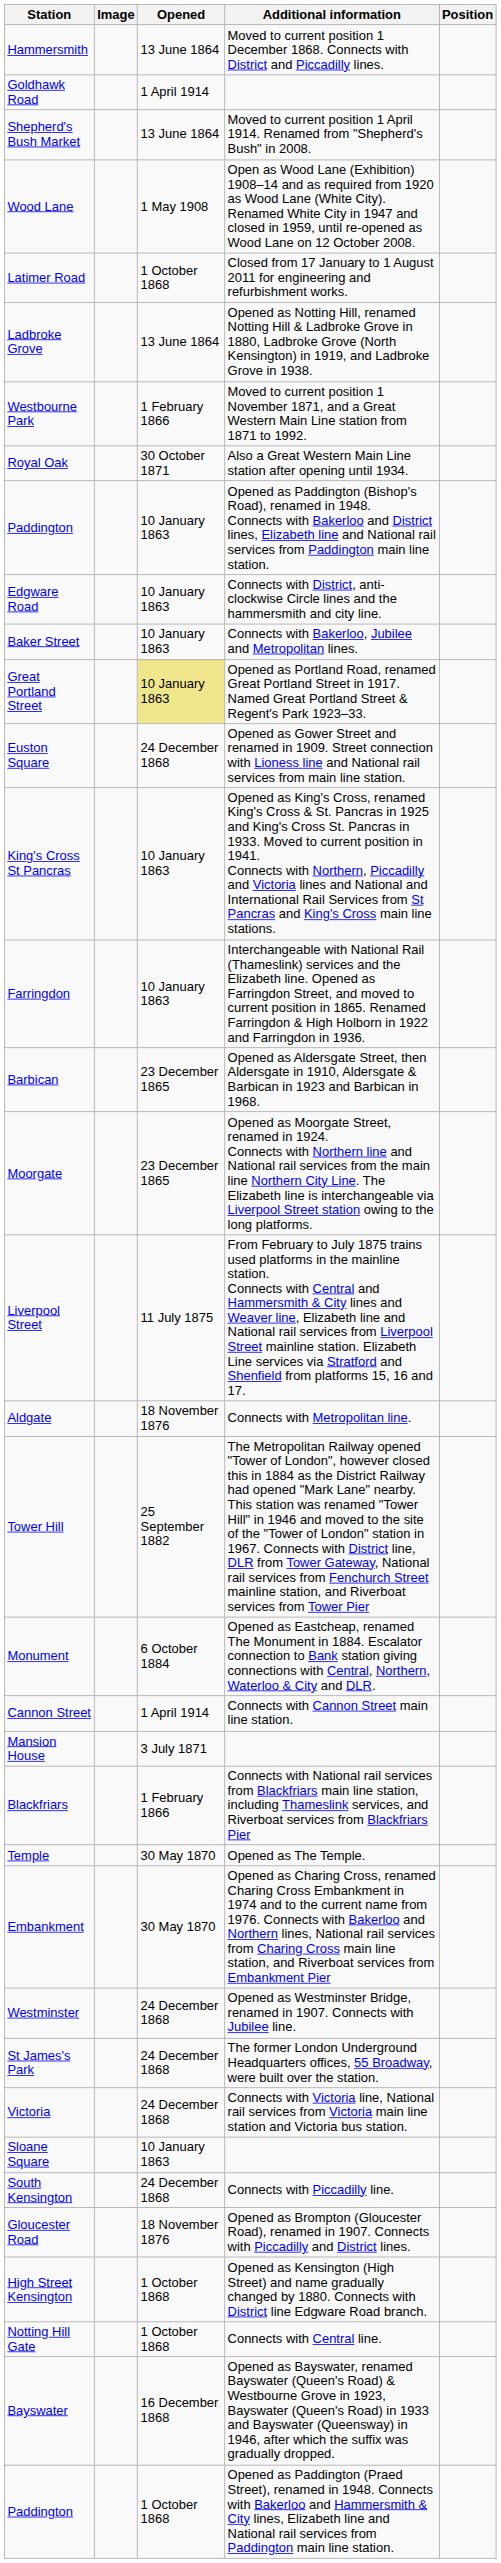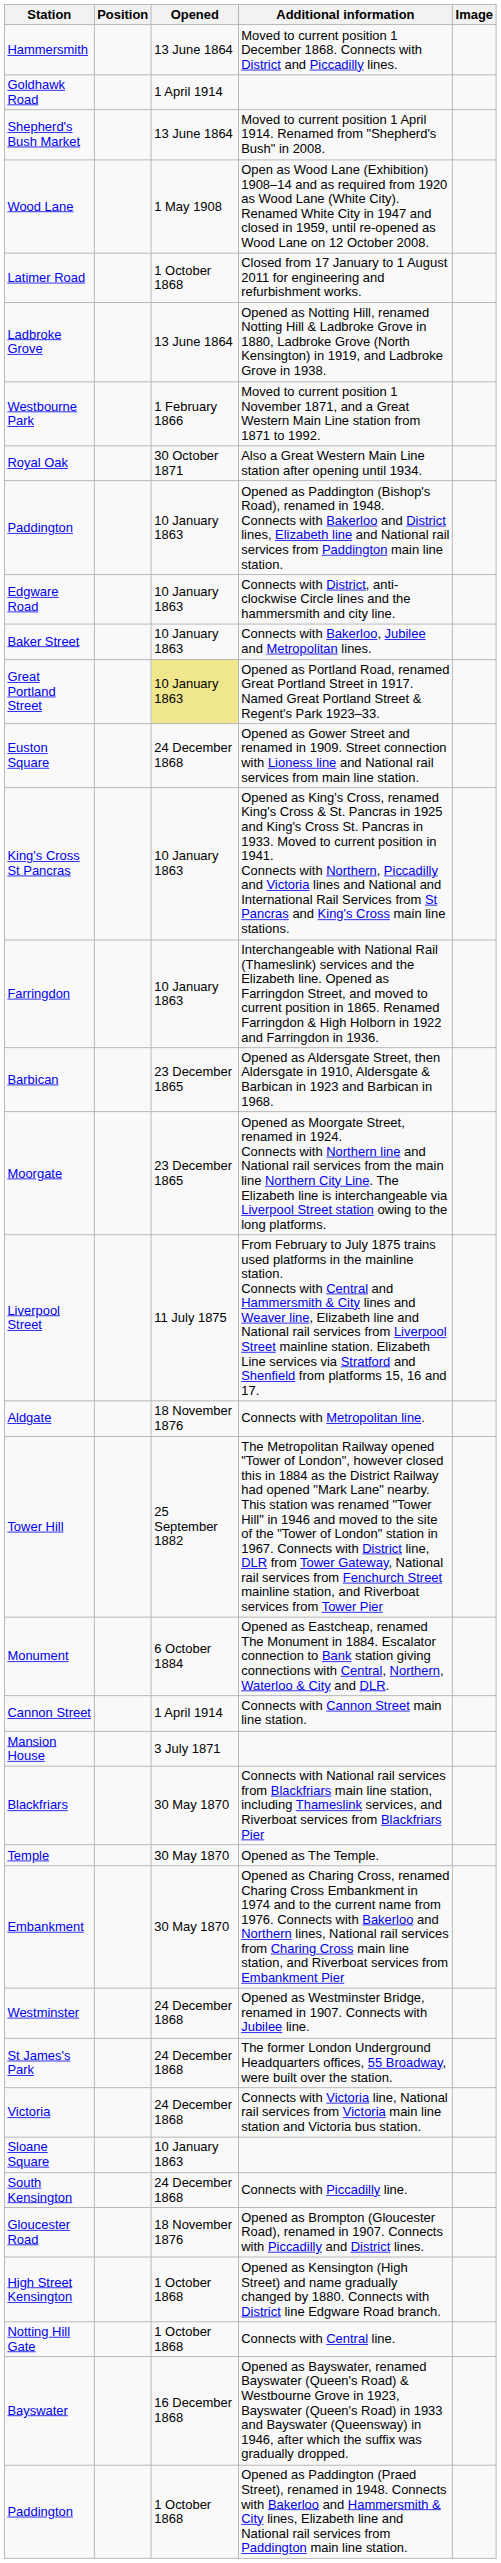columns swapped: (116, 14) <-> (468, 14)
(172, 1805) 1 February 1866 -> (192, 1805) 30 May 1870
